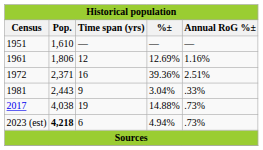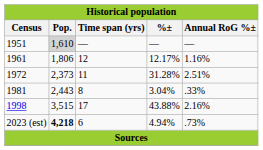(62, 43) no background -> (62, 43) lightgrey background
(164, 59) 12.69% -> (164, 59) 12.17%
(62, 75) 2,371 -> (62, 75) 2,373
(83, 75) 16 -> (83, 75) 11
(164, 75) 39.36% -> (164, 75) 31.28%
(80, 91) 9 -> (80, 91) 8
+ row: (17, 106)
- row: (17, 106)
